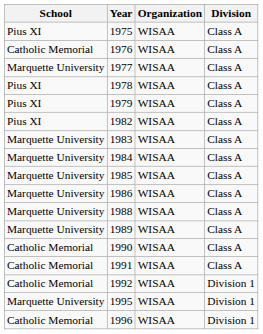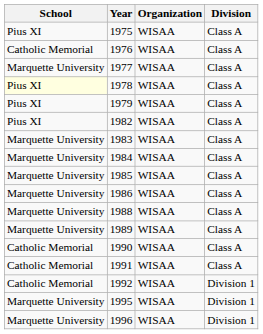(24, 85) no background -> (24, 85) lightyellow background
(50, 319) Catholic Memorial -> (56, 319) Marquette University
